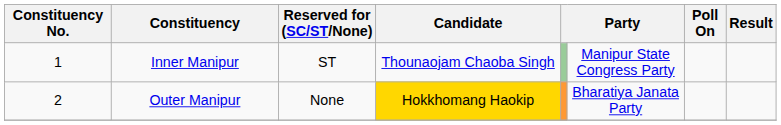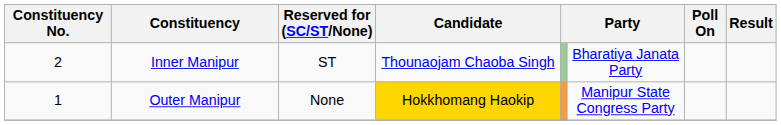(58, 62) 1 -> (58, 62) 2
(626, 62) Manipur State Congress Party -> (626, 62) Bharatiya Janata Party
(58, 101) 2 -> (58, 101) 1
(626, 101) Bharatiya Janata Party -> (626, 101) Manipur State Congress Party
